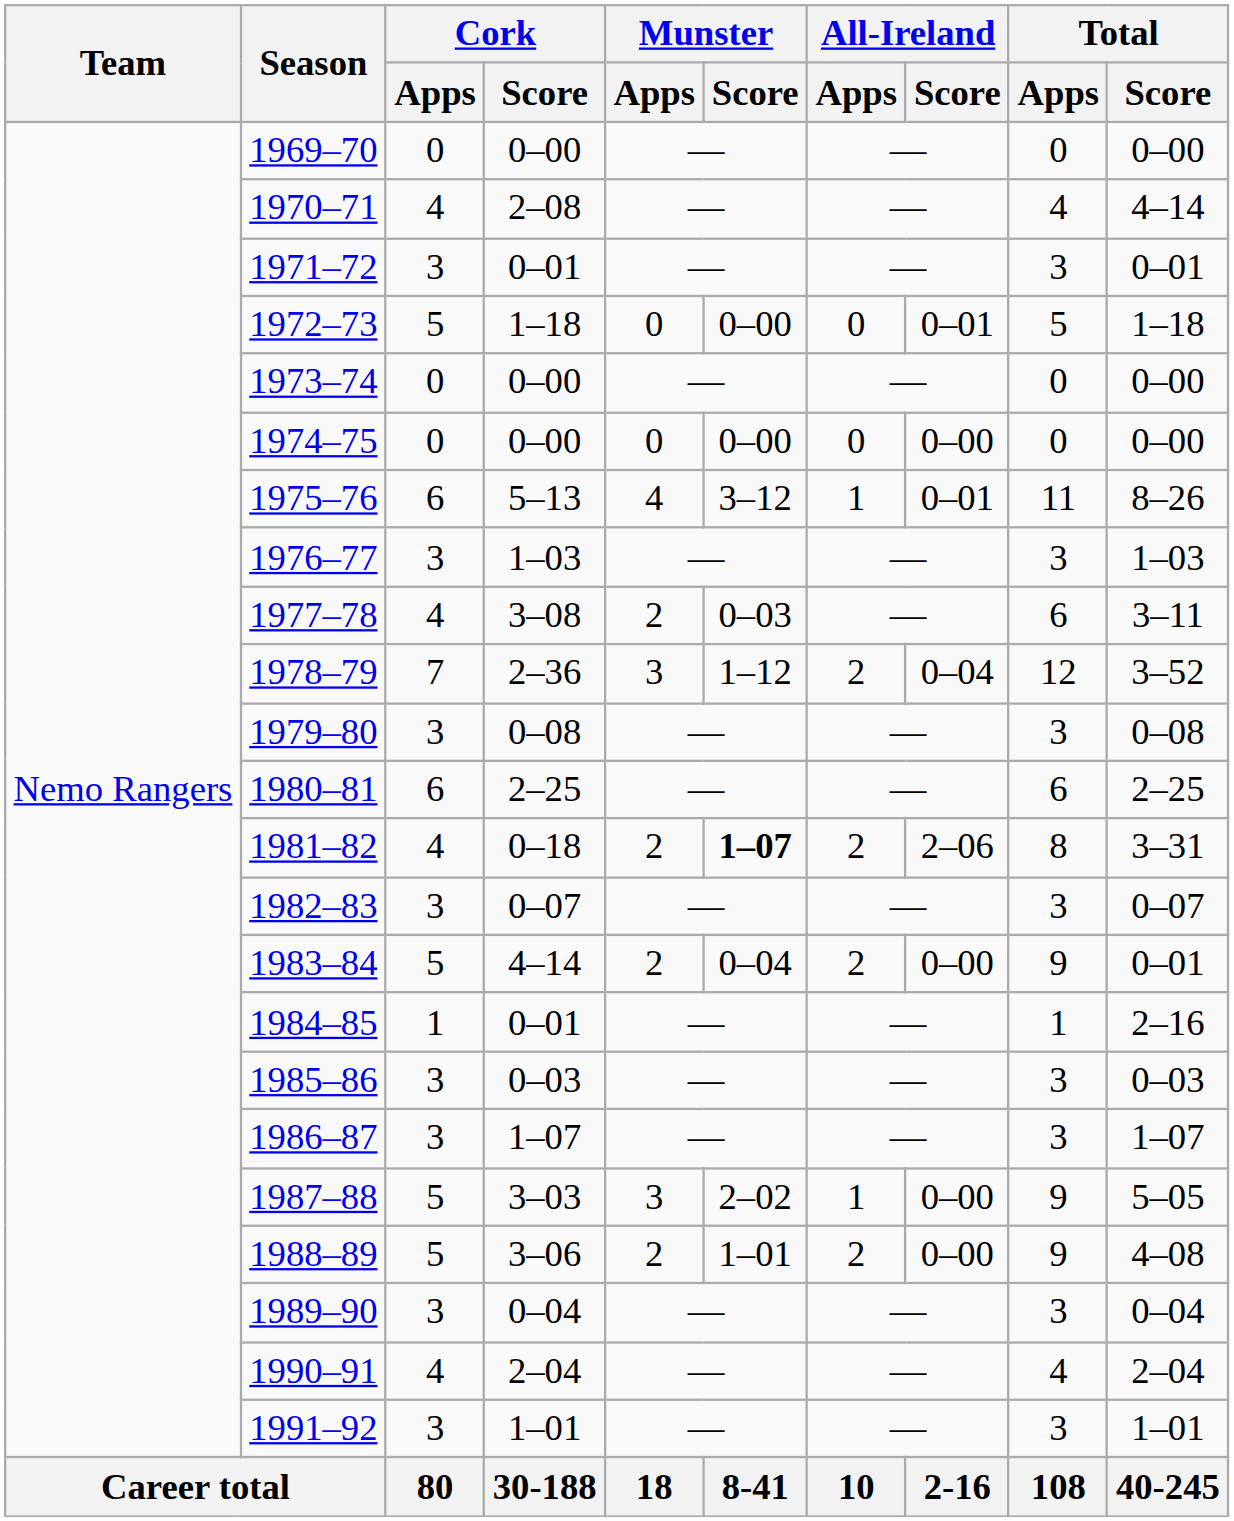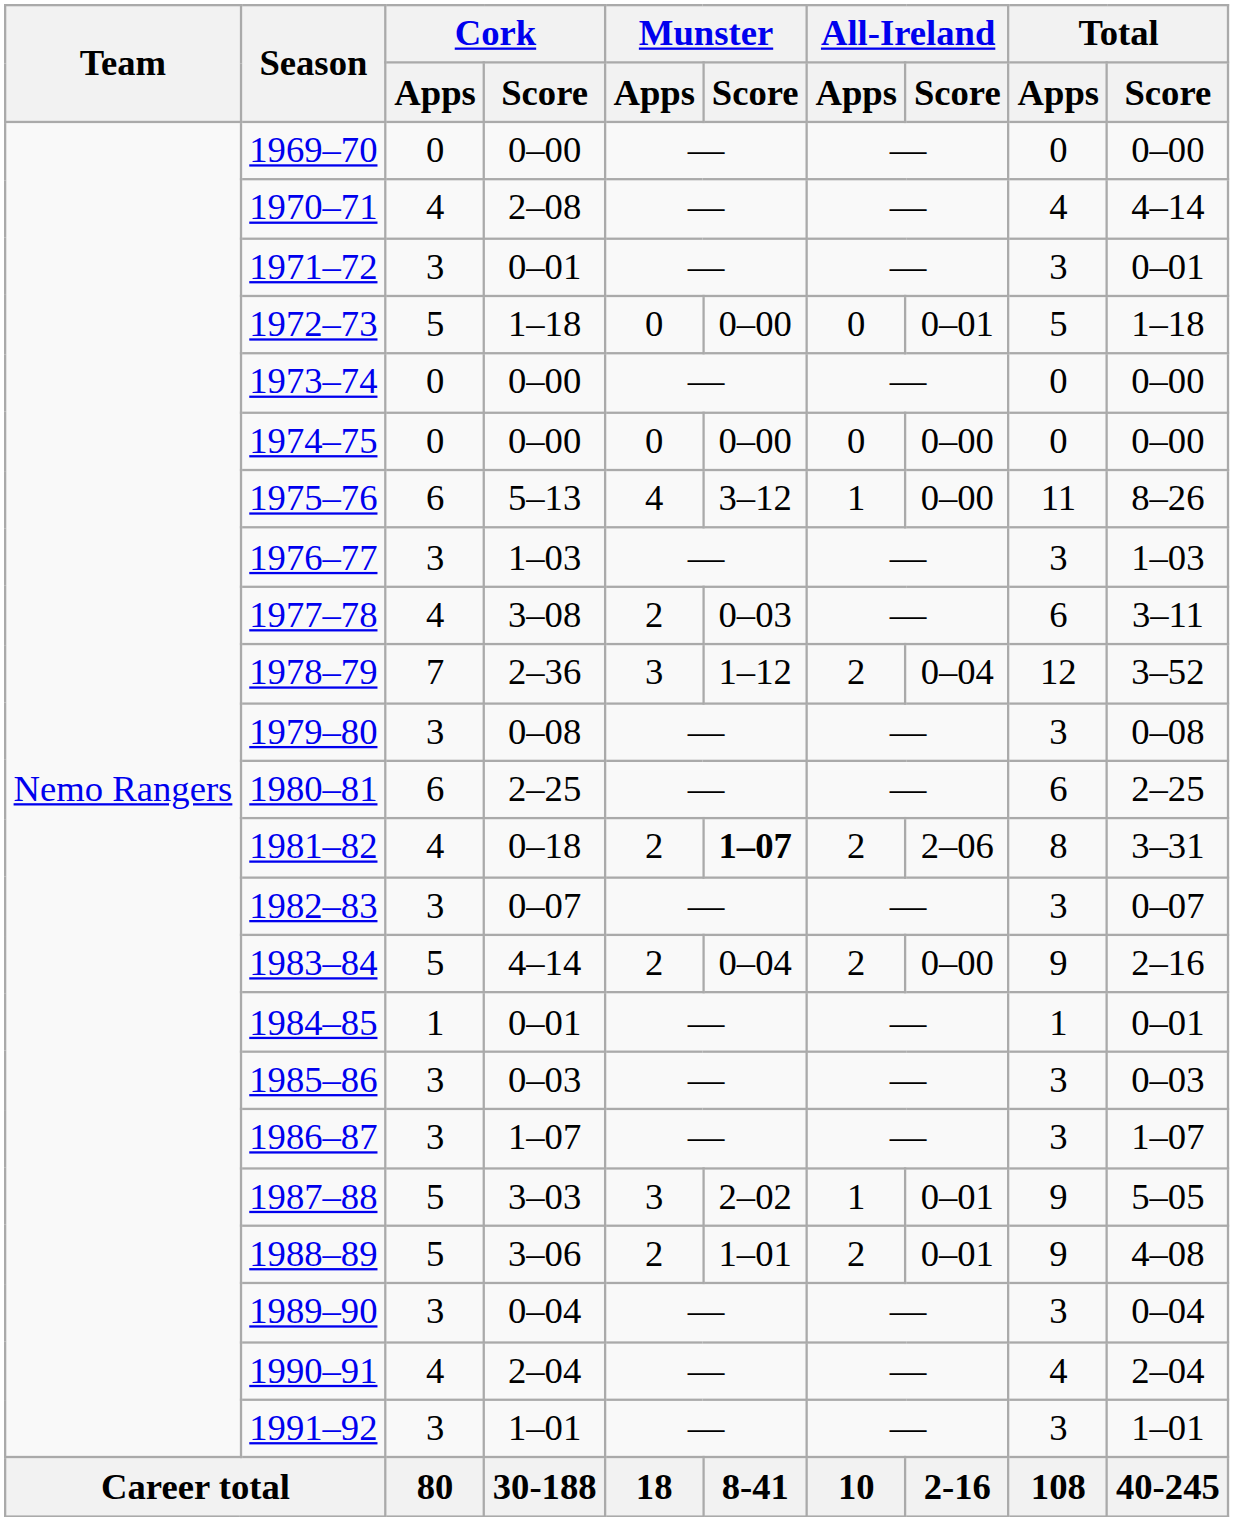(957, 498) 0–01 -> (957, 498) 0–00
(1168, 963) 0–01 -> (1168, 963) 2–16
(1168, 1021) 2–16 -> (1168, 1021) 0–01
(957, 1195) 0–00 -> (957, 1195) 0–01
(957, 1253) 0–00 -> (957, 1253) 0–01
